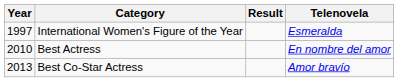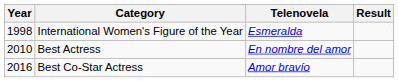columns swapped: (339, 13) <-> (265, 13)
(20, 31) 1997 -> (20, 31) 1998
(20, 67) 2013 -> (20, 67) 2016
